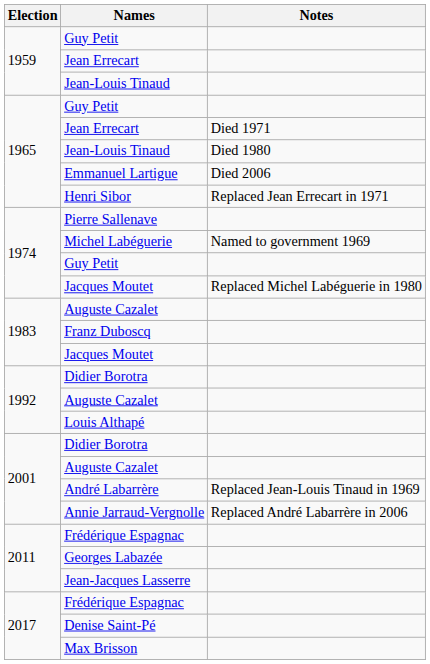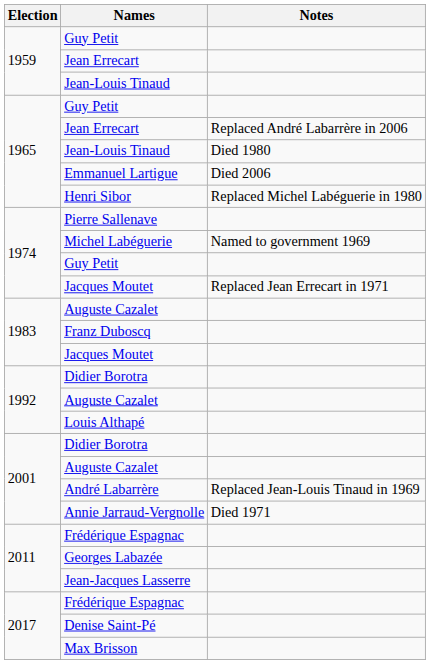(241, 128) Died 1971 -> (309, 128) Replaced André Labarrère in 2006
(300, 196) Replaced Jean Errecart in 1971 -> (316, 196) Replaced Michel Labéguerie in 1980
(316, 286) Replaced Michel Labéguerie in 1980 -> (300, 286) Replaced Jean Errecart in 1971
(309, 512) Replaced André Labarrère in 2006 -> (241, 512) Died 1971
